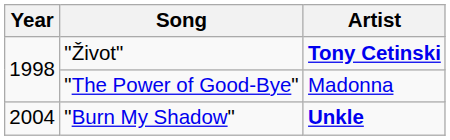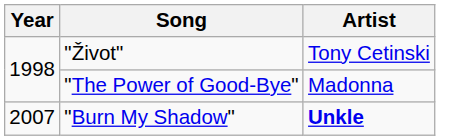(374, 53) bold -> (369, 53) normal
(32, 118) 2004 -> (32, 118) 2007
